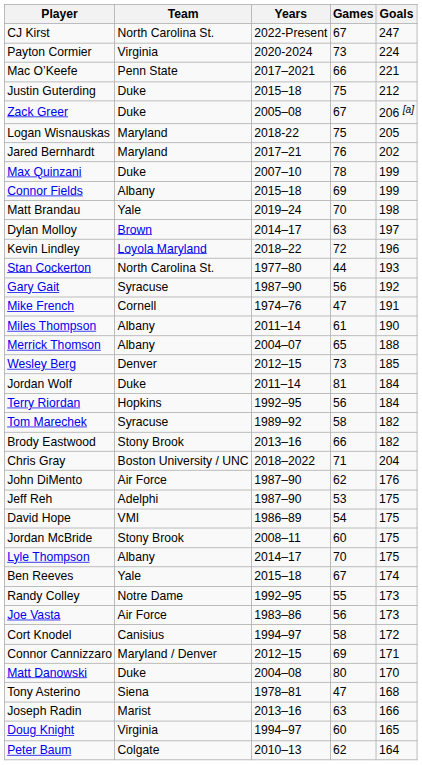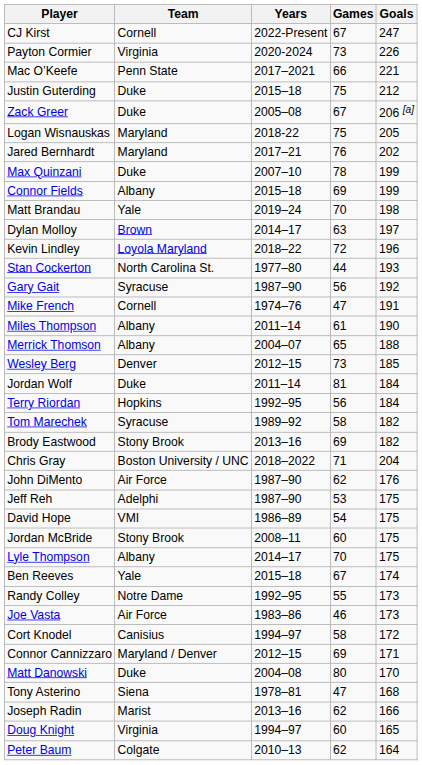(166, 33) North Carolina St. -> (137, 33) Cornell
(389, 52) 224 -> (389, 52) 226
(340, 441) 66 -> (340, 441) 69
(340, 615) 56 -> (340, 615) 46
(340, 711) 63 -> (340, 711) 62
